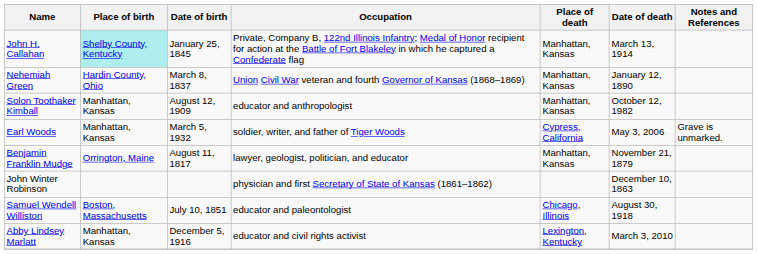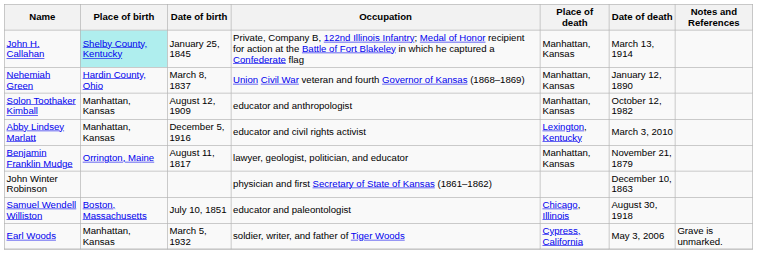rows swapped: (35, 236) <-> (31, 132)
